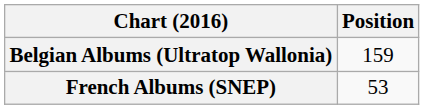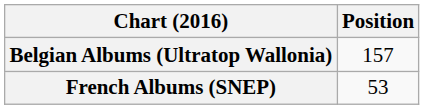(378, 54) 159 -> (378, 54) 157
